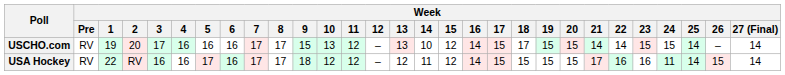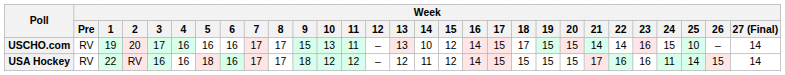(353, 45) 12 -> (353, 45) 11
(645, 45) 15 -> (645, 45) 16
(694, 45) 14 -> (694, 45) 10
(208, 62) 17 -> (208, 62) 18
